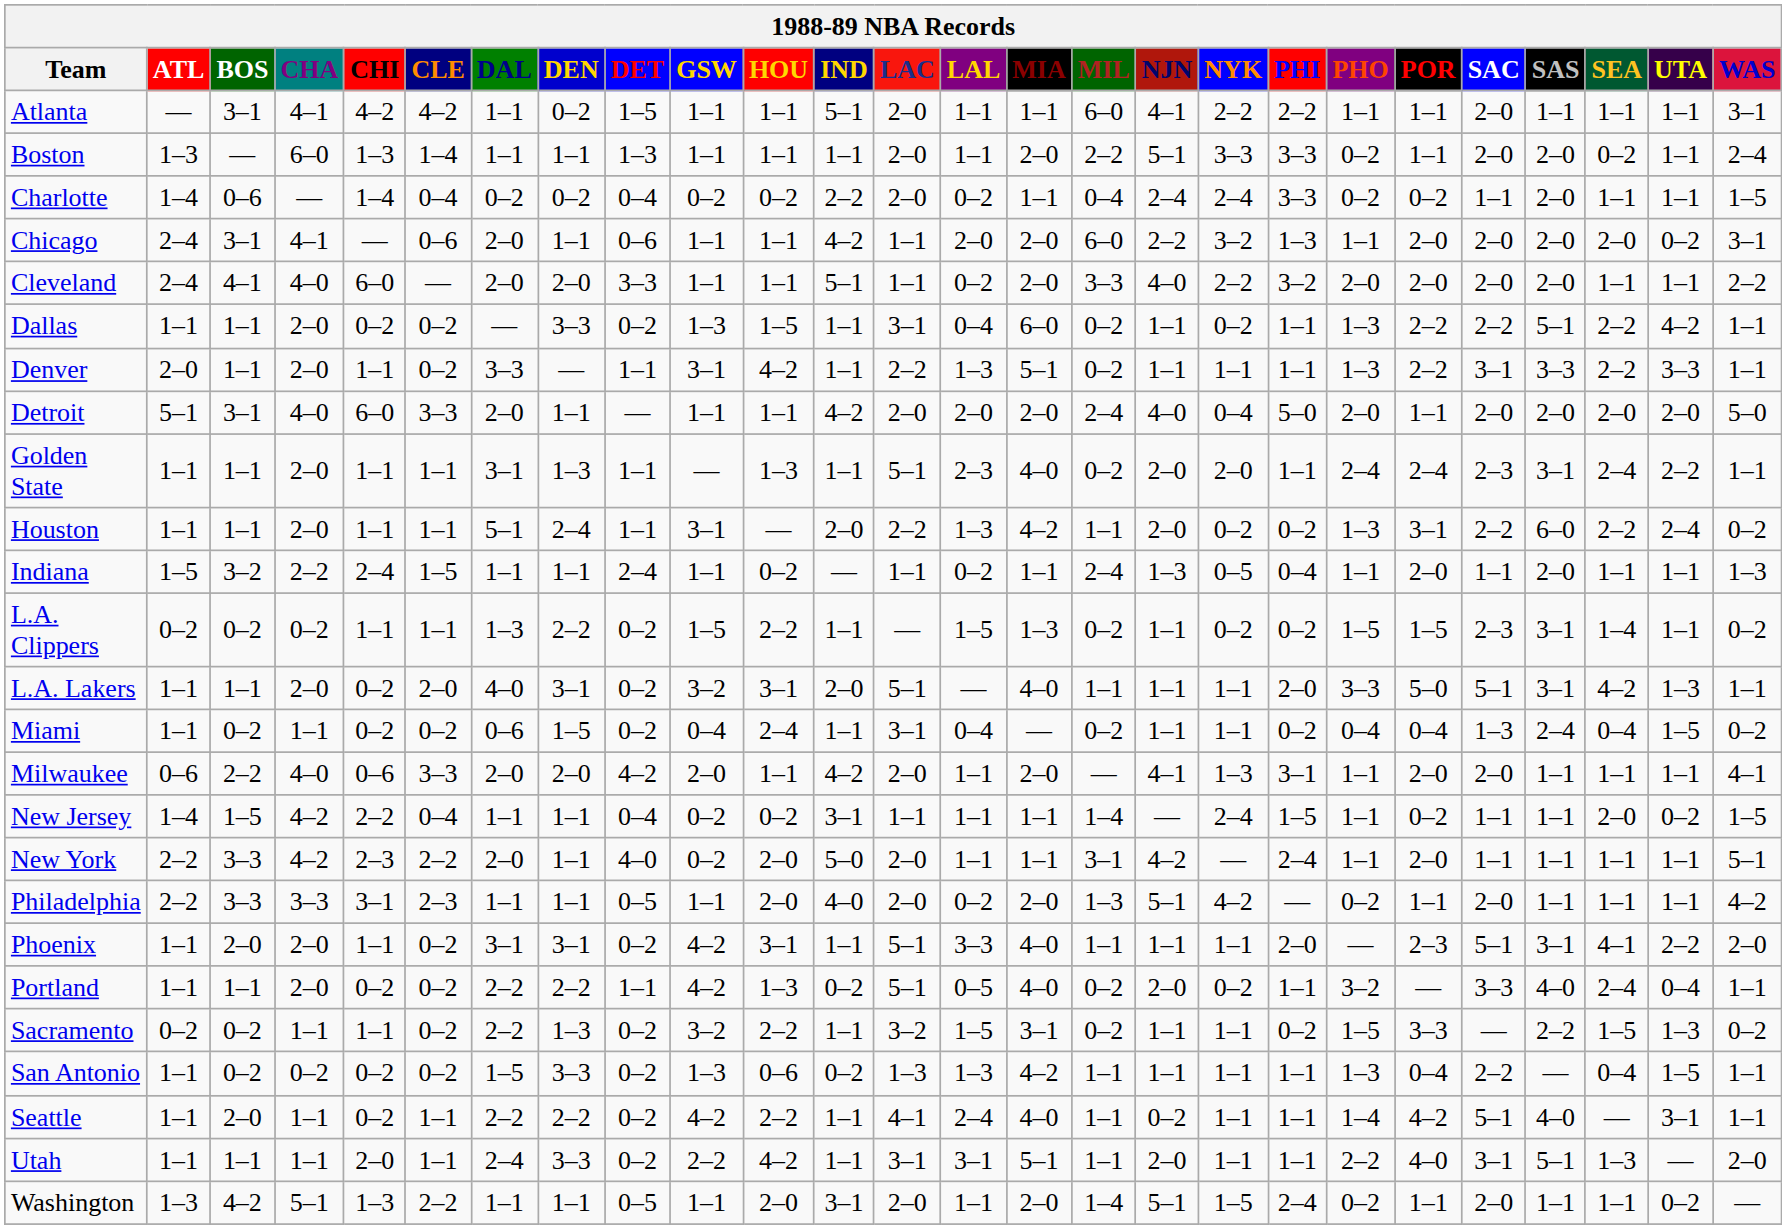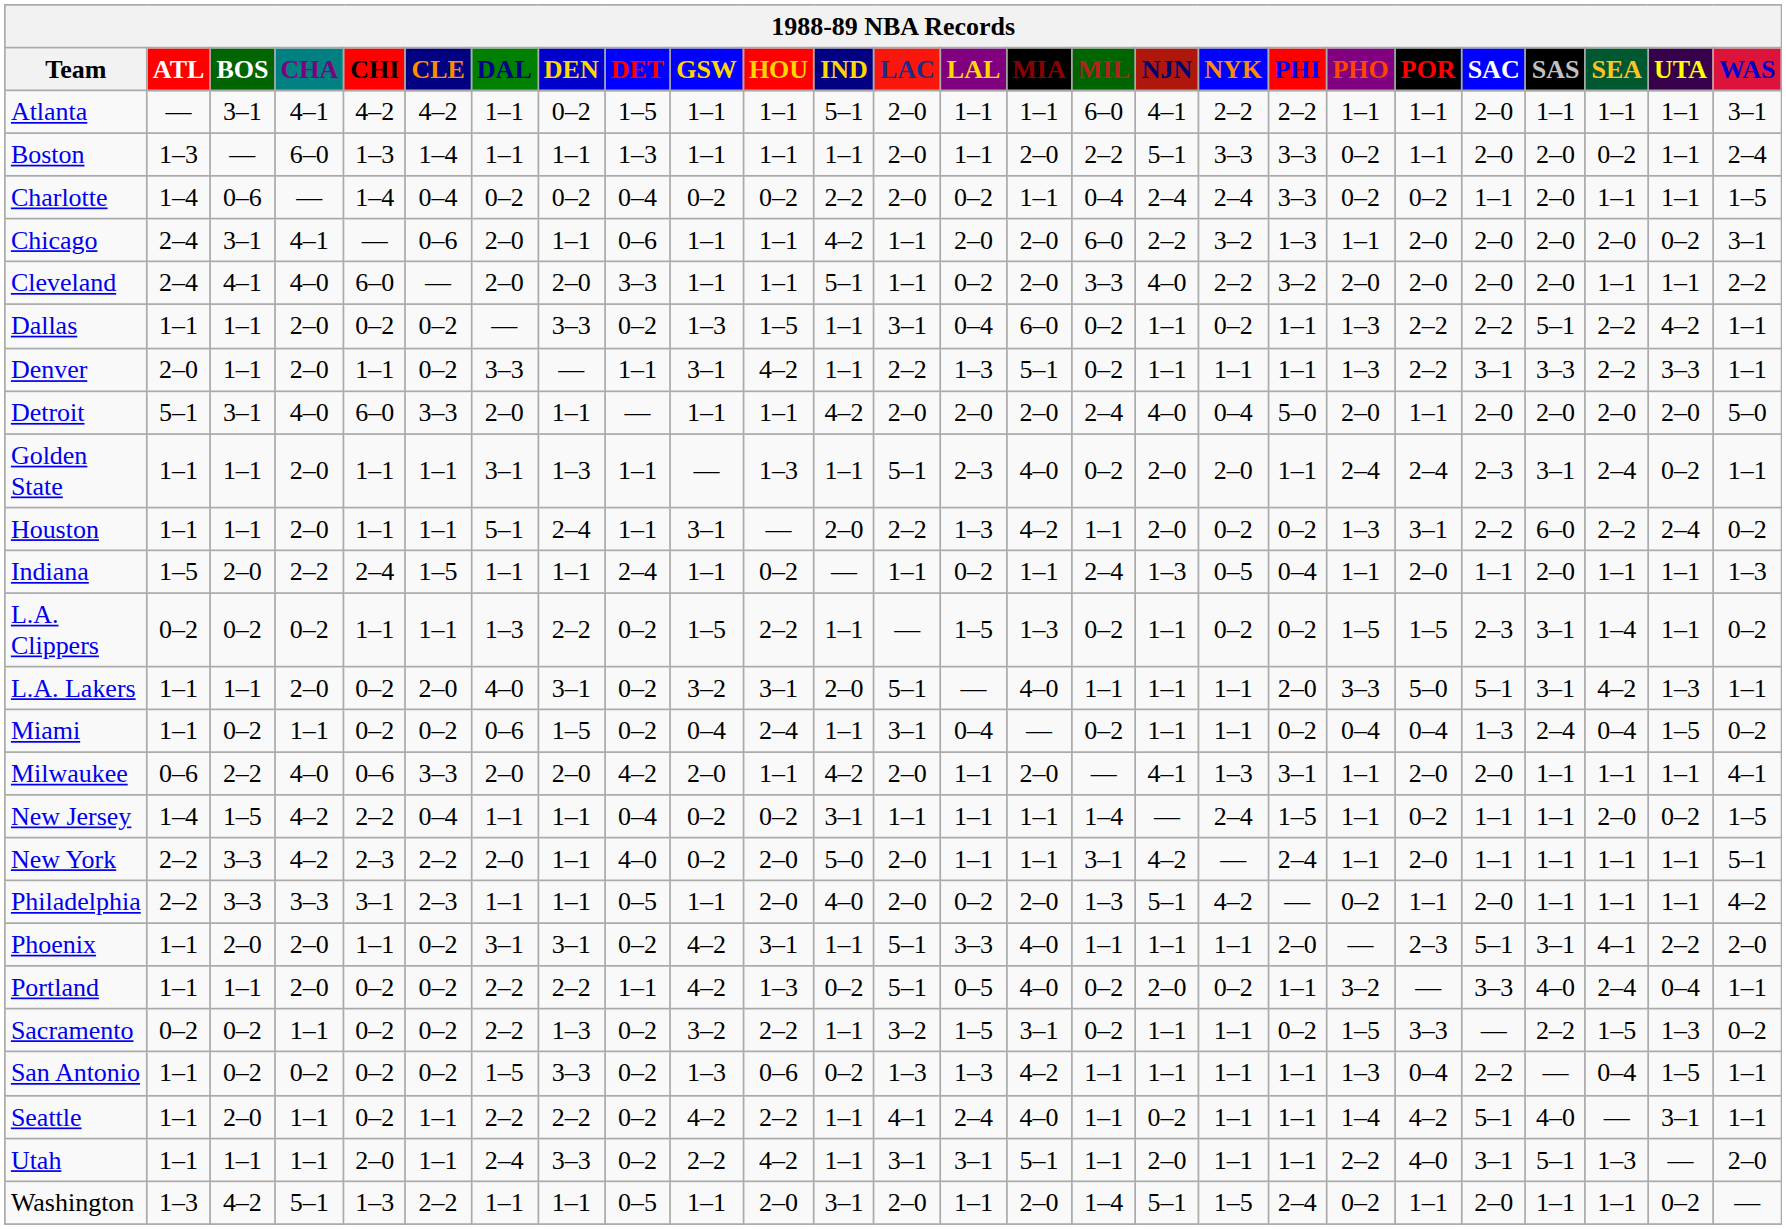(1681, 470) 2–2 -> (1681, 470) 0–2
(242, 571) 3–2 -> (242, 571) 2–0
(375, 1030) 1–1 -> (375, 1030) 0–2
